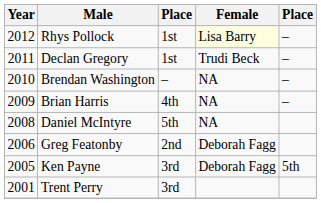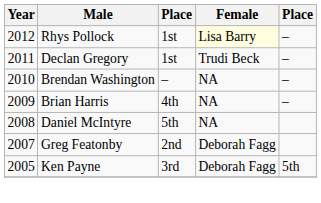(21, 144) 2006 -> (21, 144) 2007
- row: (72, 187)
